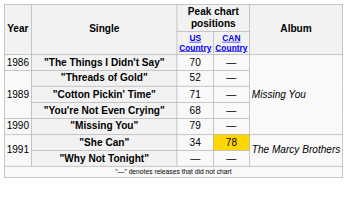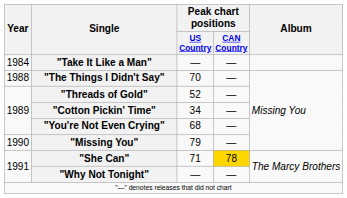+ row: (104, 62)
(18, 62) 1986 -> (18, 78) 1988
(195, 94) 71 -> (195, 110) 34
(195, 142) 34 -> (195, 158) 71
